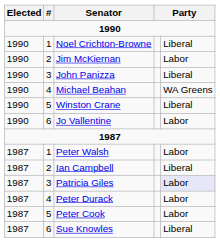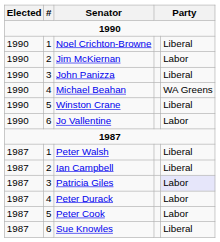(176, 152) Labor -> (178, 152) Liberal
